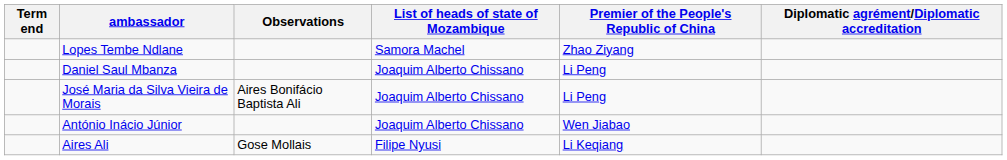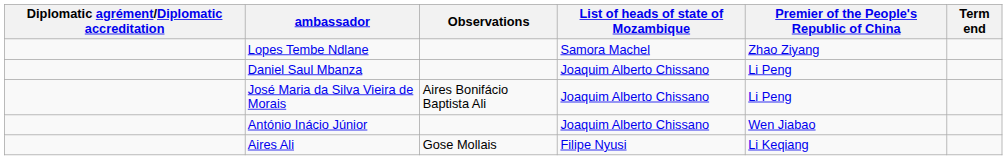columns swapped: (882, 21) <-> (32, 21)
